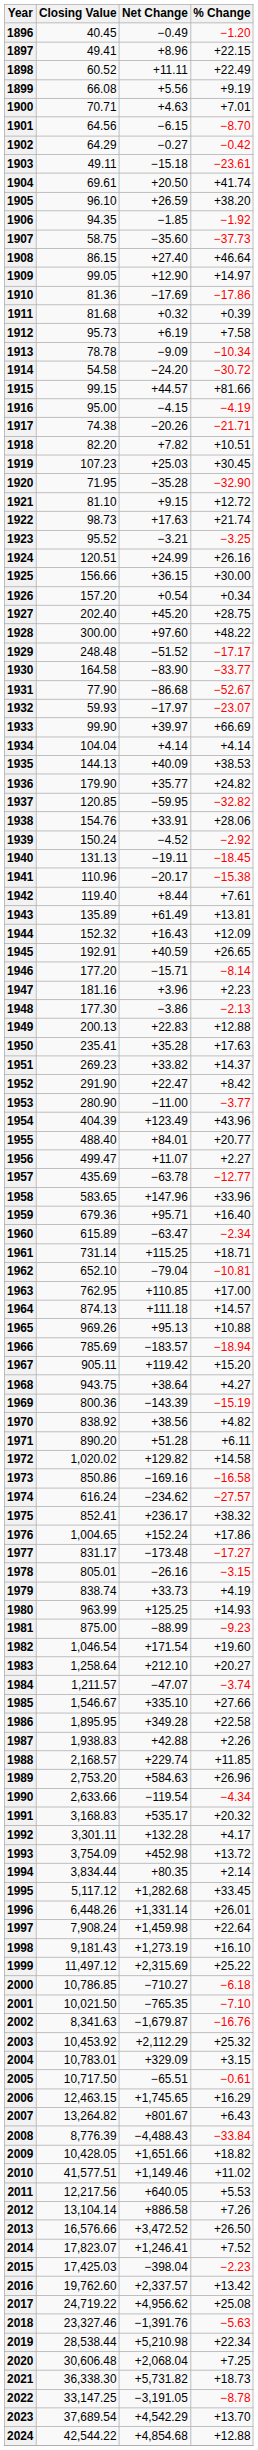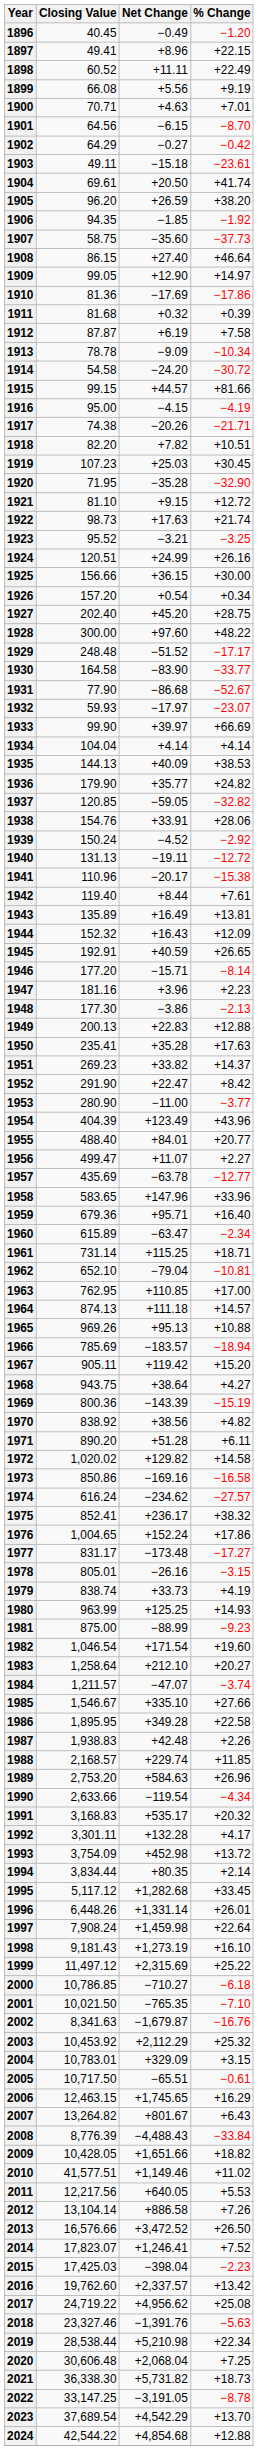(102, 201) 96.10 -> (102, 201) 96.20
(102, 333) 95.73 -> (102, 333) 87.87
(170, 802) −59.95 -> (170, 802) −59.05
(232, 858) −18.45 -> (232, 858) −12.72
(170, 915) +61.49 -> (170, 915) +16.49
(170, 1741) +42.88 -> (170, 1741) +42.48
